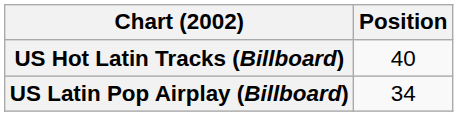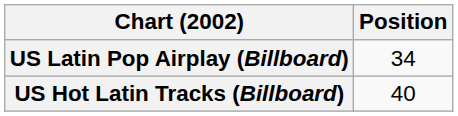rows swapped: (179, 57) <-> (179, 93)
